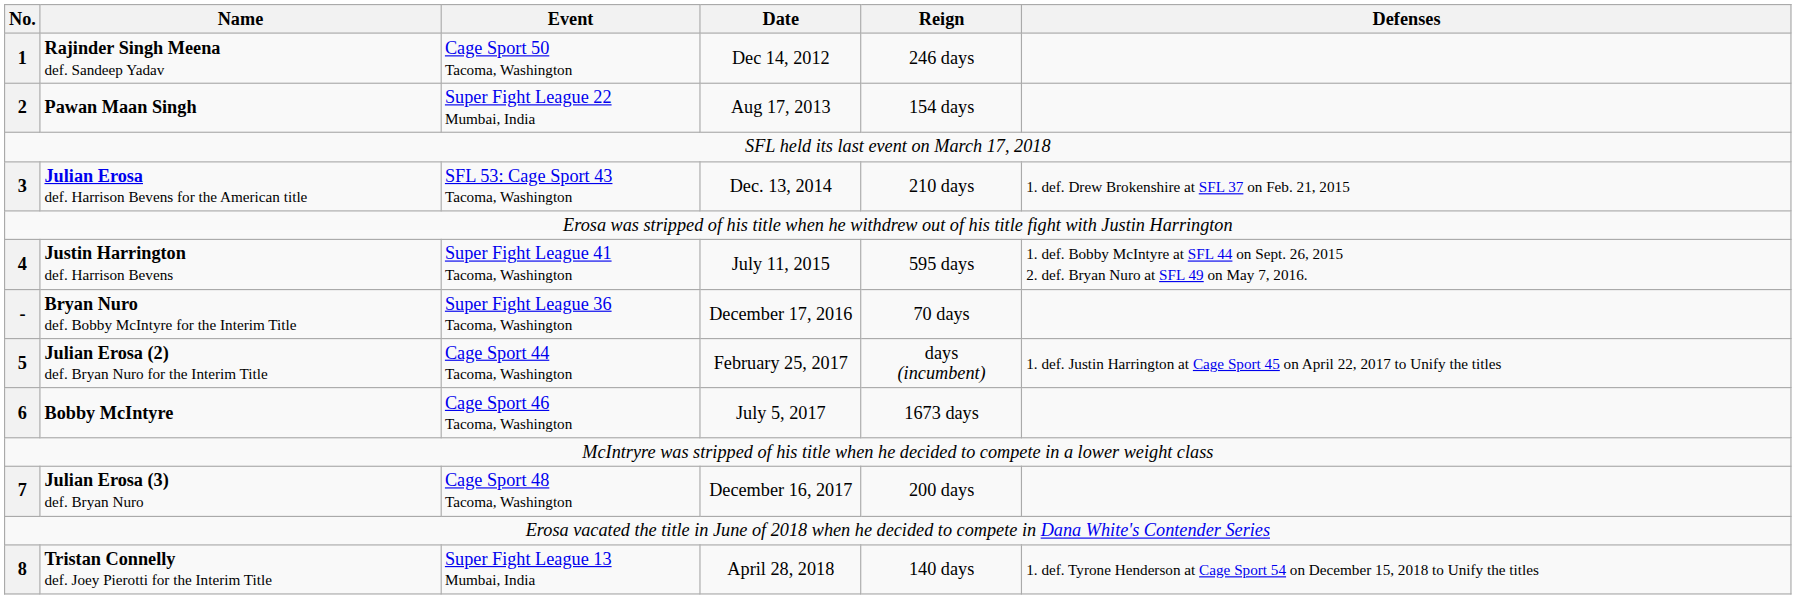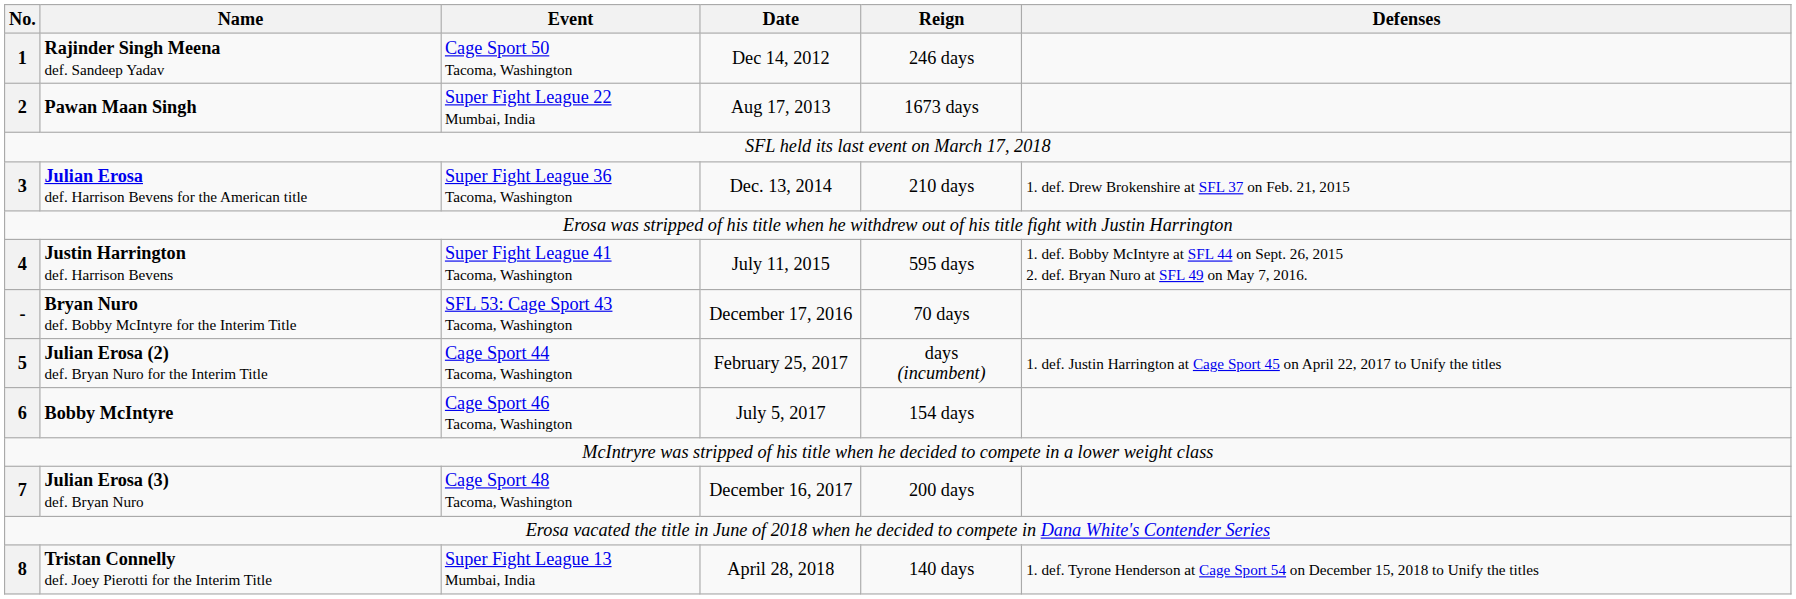(942, 107) 154 days -> (942, 107) 1673 days
(529, 185) SFL 53: Cage Sport 43 Tacoma, Washington -> (528, 185) Super Fight League 36 Tacoma, Washington
(528, 313) Super Fight League 36 Tacoma, Washington -> (529, 313) SFL 53: Cage Sport 43 Tacoma, Washington
(942, 412) 1673 days -> (942, 412) 154 days
